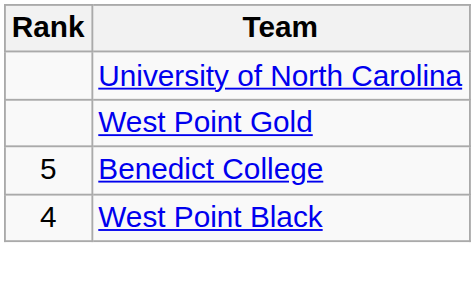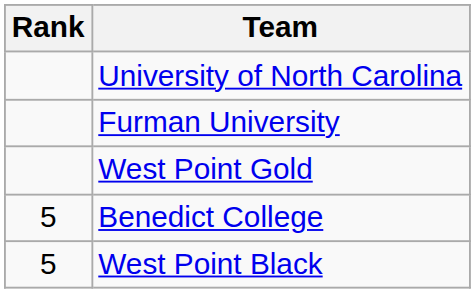+ row: (219, 122)
(48, 216) 4 -> (48, 264) 5
